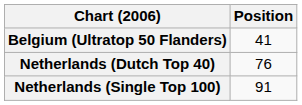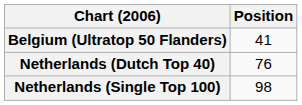(263, 87) 91 -> (263, 87) 98
